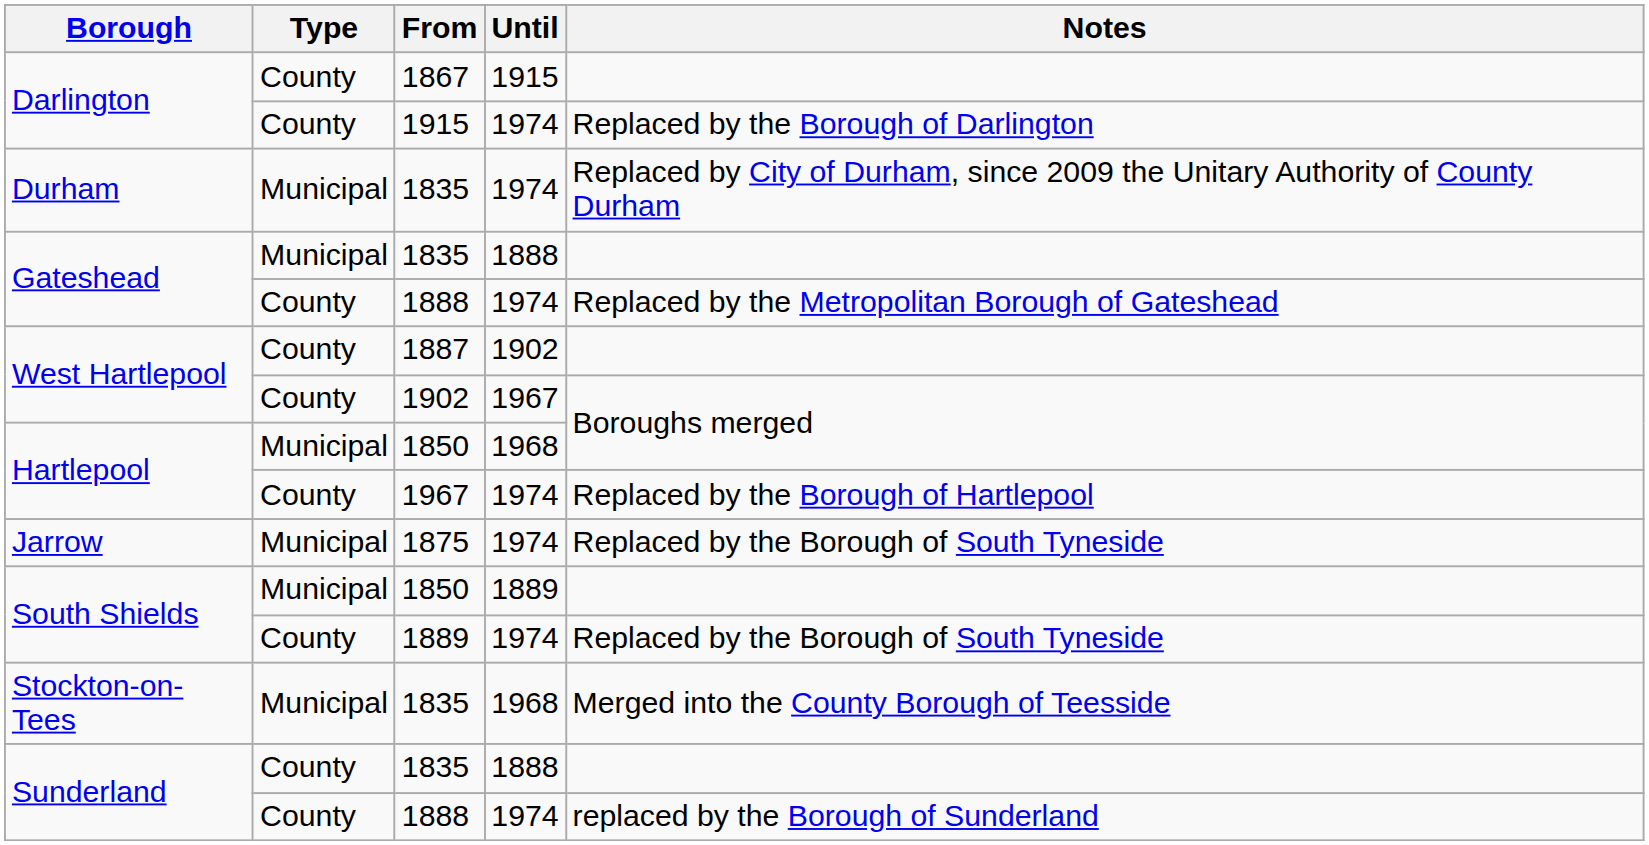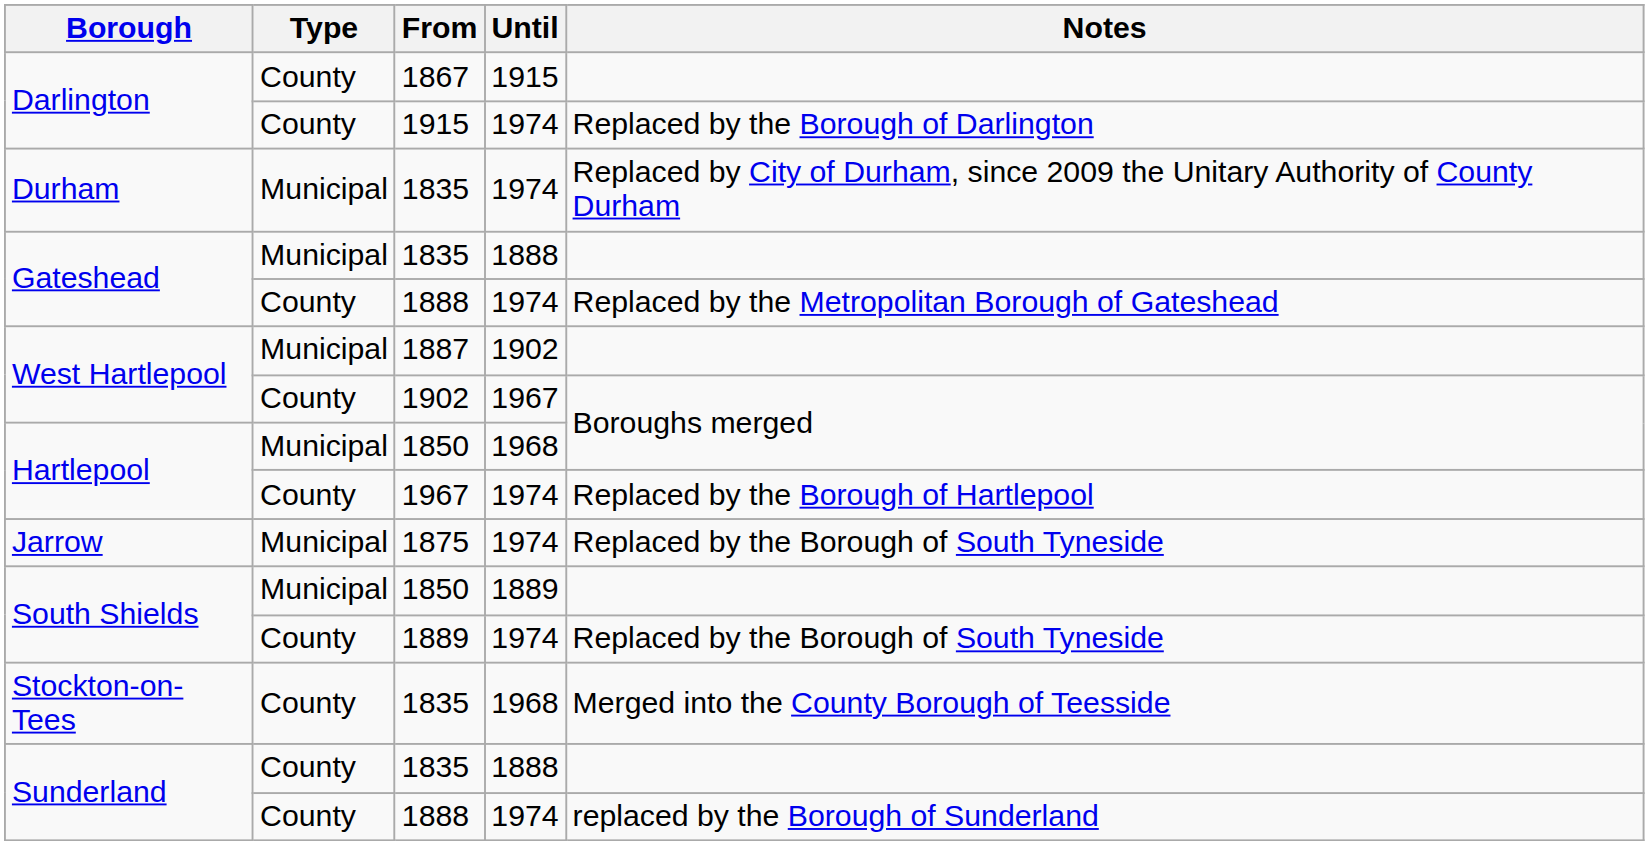(308, 350) County -> (324, 350) Municipal
(324, 702) Municipal -> (308, 702) County
